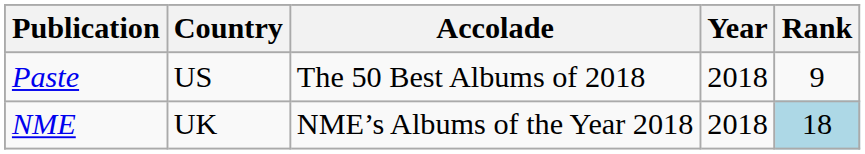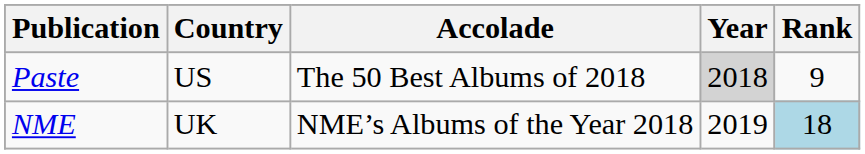(738, 76) no background -> (738, 76) lightgrey background
(738, 124) 2018 -> (738, 124) 2019
